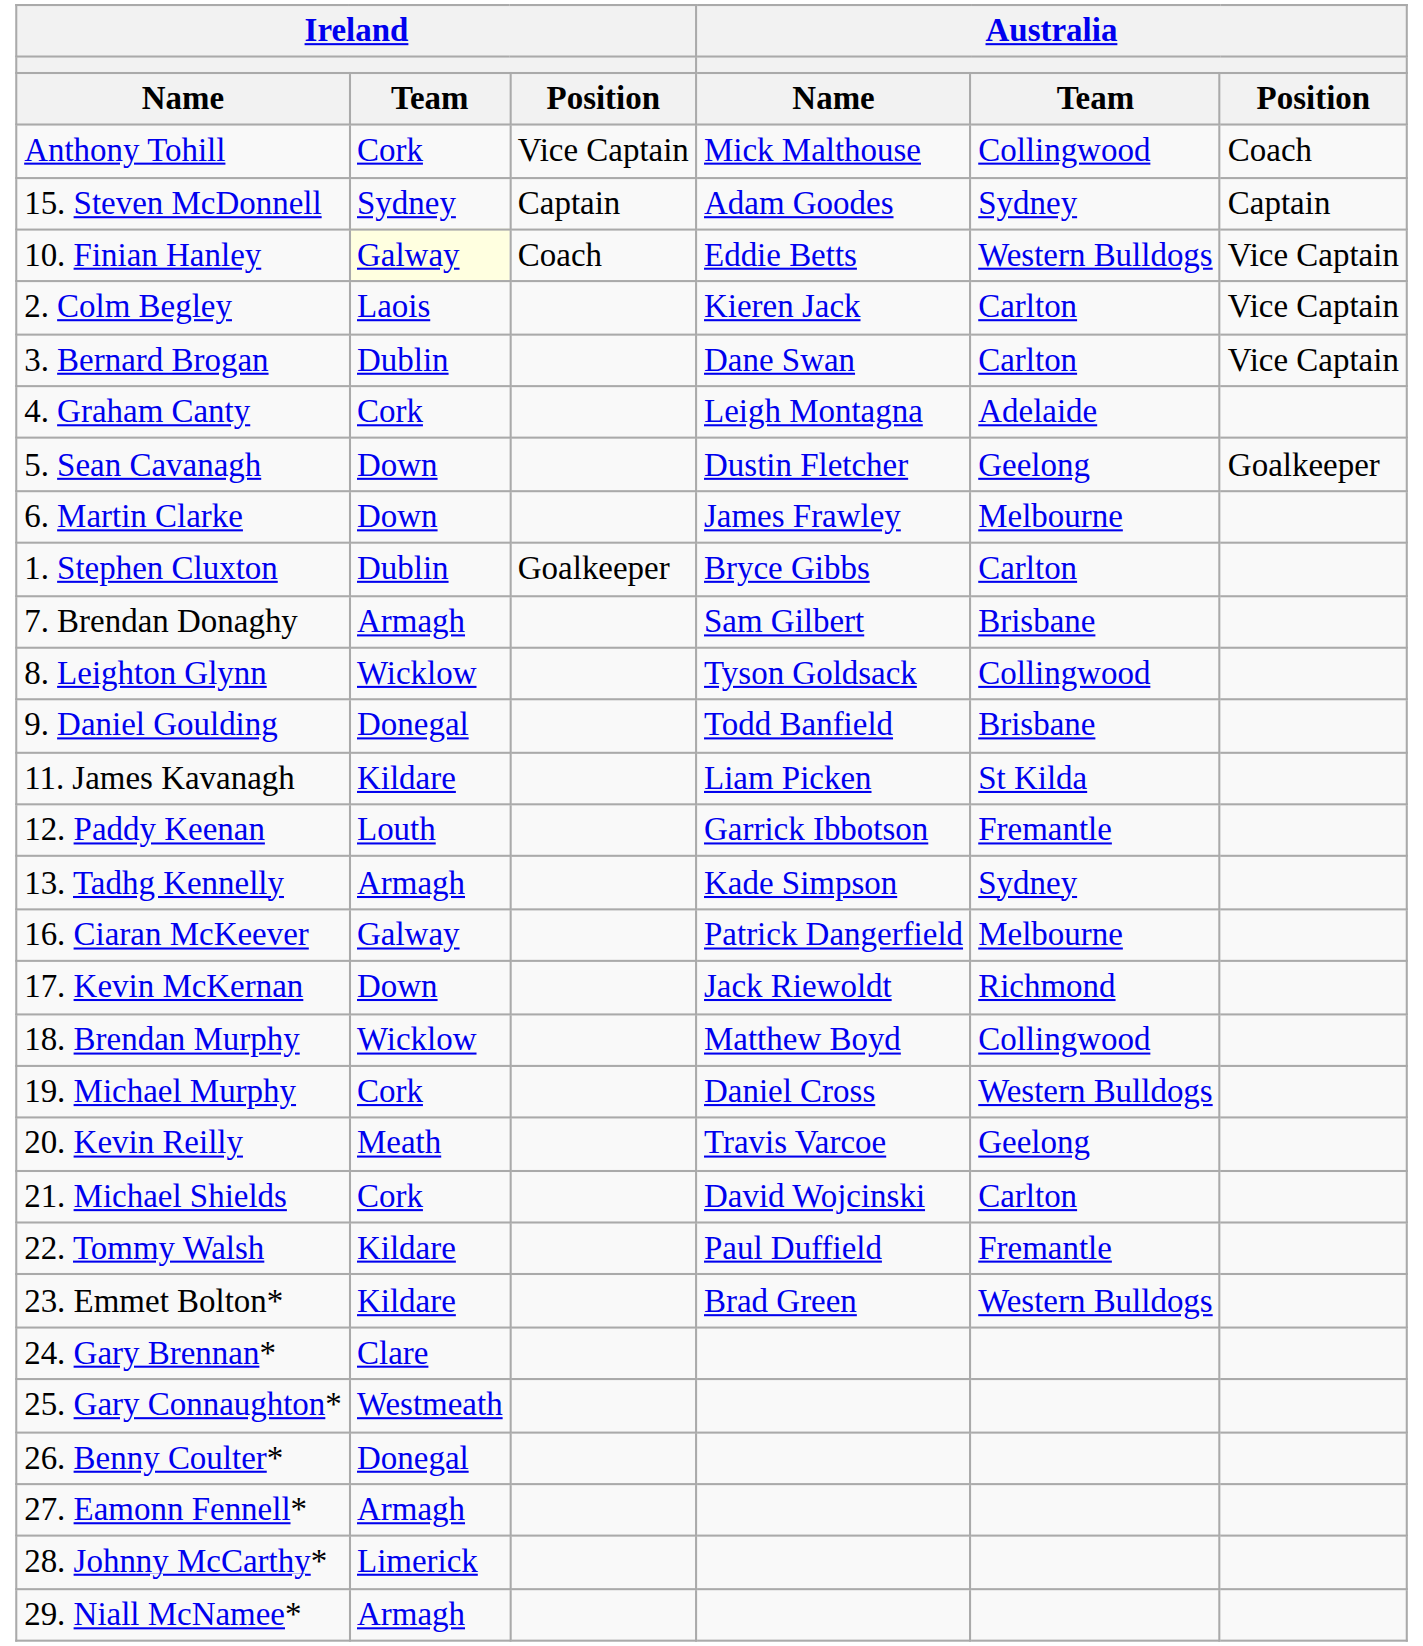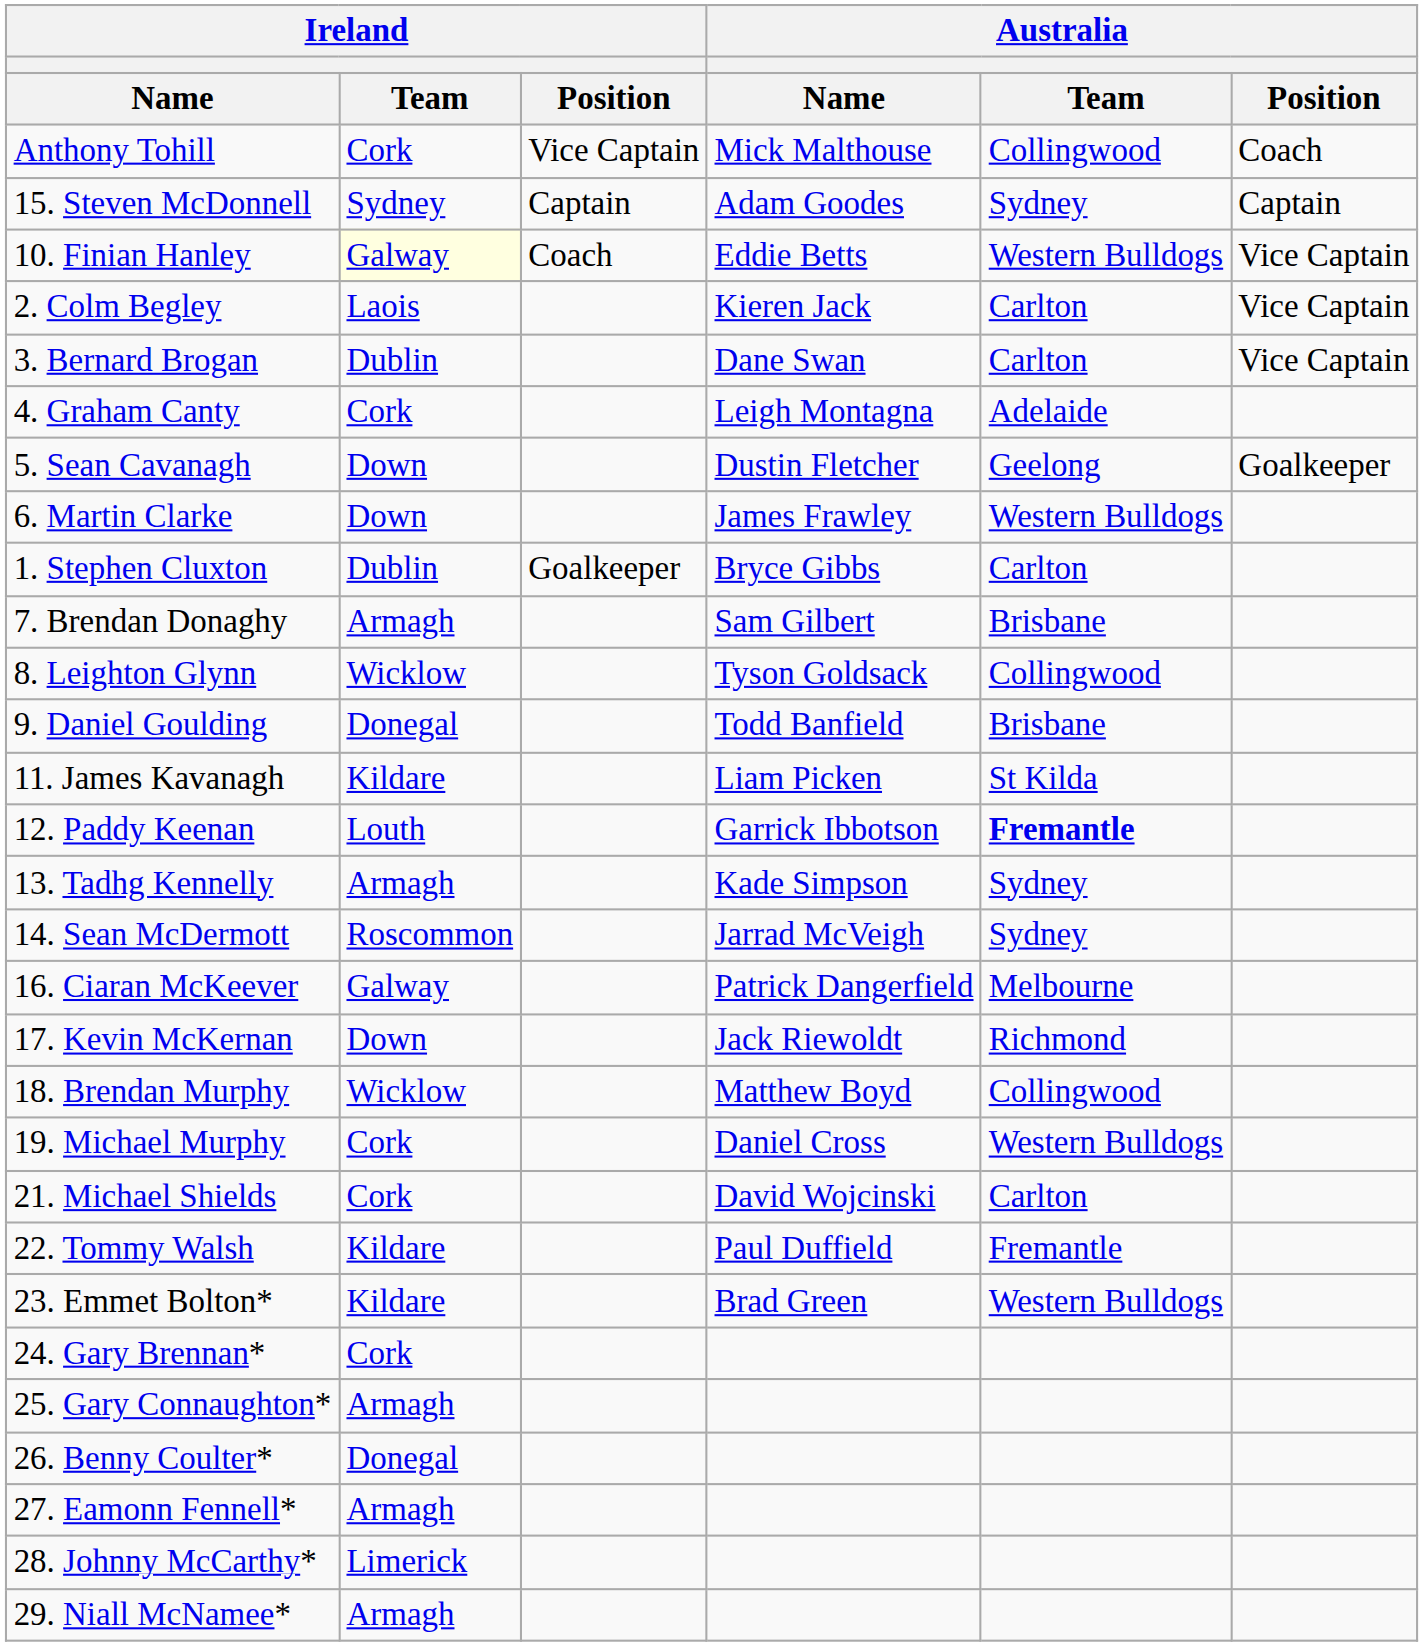(1051, 516) Melbourne -> (1106, 516) Western Bulldogs
(1045, 829) normal -> (1062, 829) bold
+ row: (151, 934)
- row: (134, 1143)
(393, 1352) Clare -> (379, 1352) Cork
(430, 1404) Westmeath -> (400, 1404) Armagh
